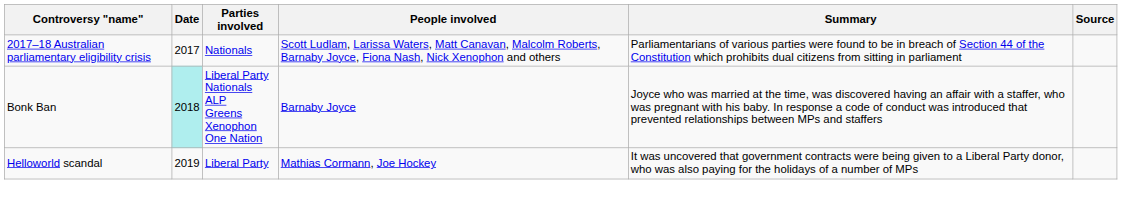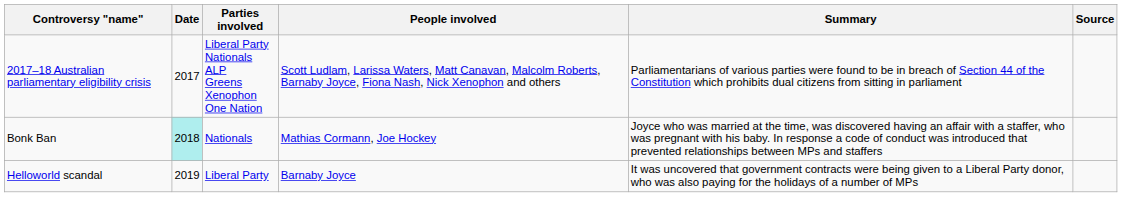(229, 50) Nationals -> (237, 76) Liberal Party Nationals ALP Greens Xenophon One Nation
(237, 107) Liberal Party Nationals ALP Greens Xenophon One Nation -> (229, 139) Nationals
(318, 107) Barnaby Joyce -> (358, 139) Mathias Cormann, Joe Hockey
(358, 163) Mathias Cormann, Joe Hockey -> (318, 176) Barnaby Joyce
